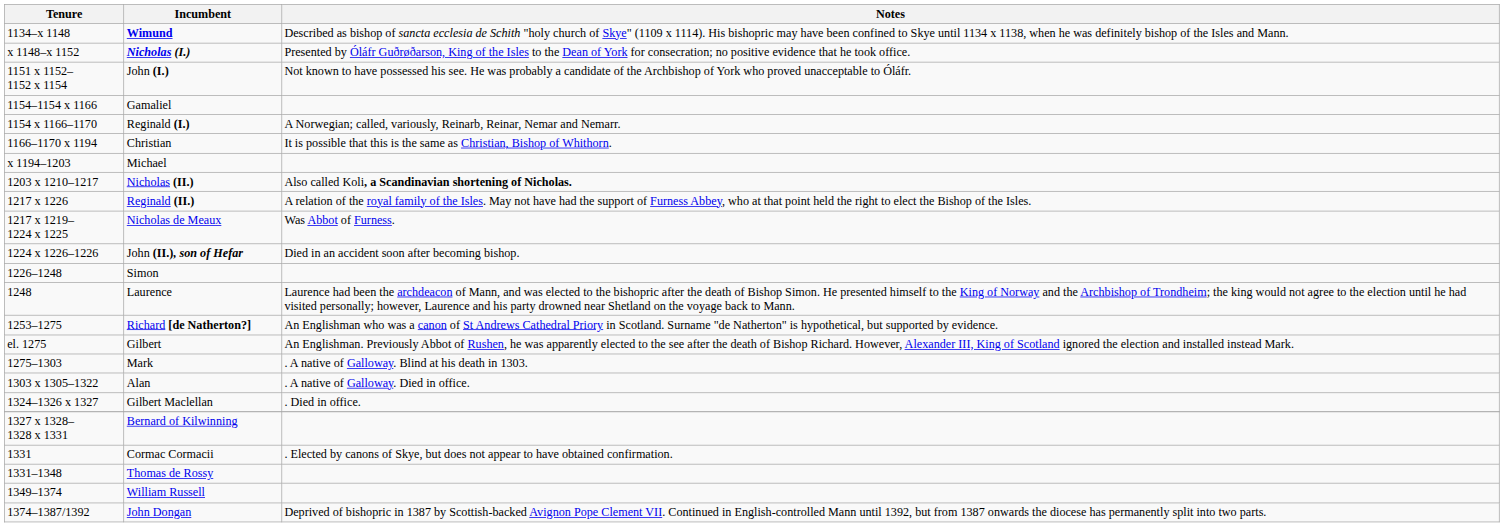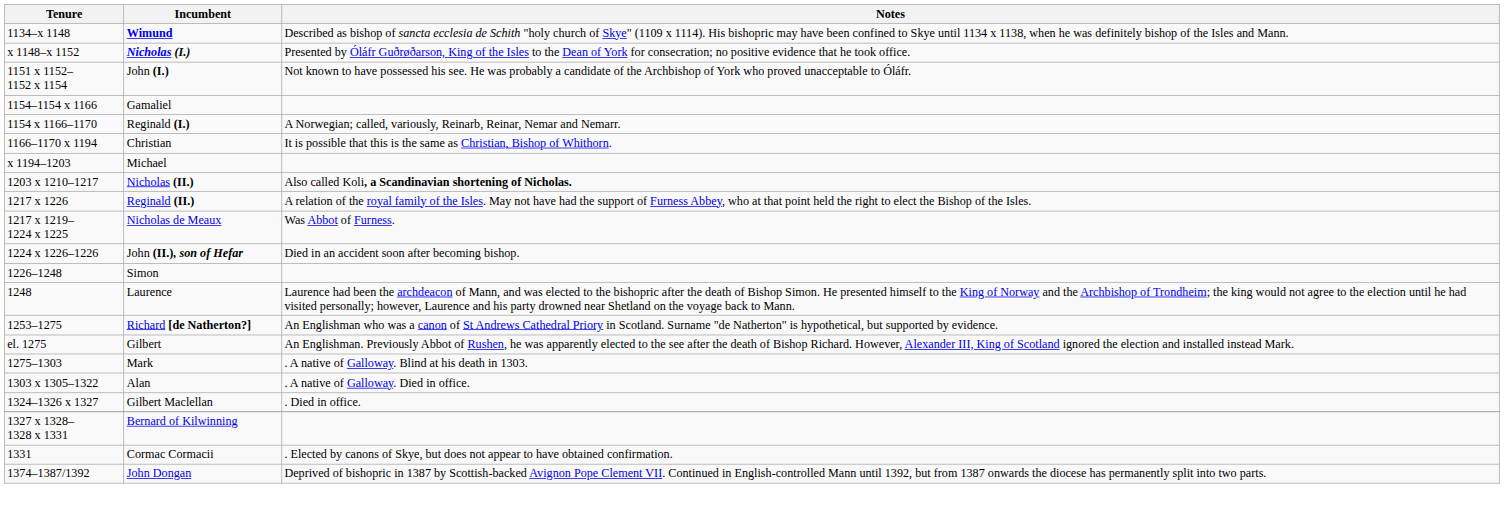- row: (170, 473)
- row: (166, 493)
